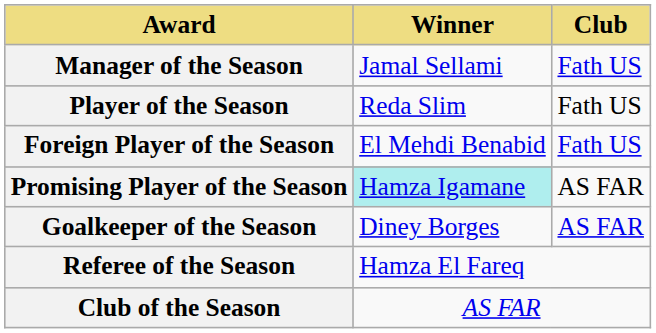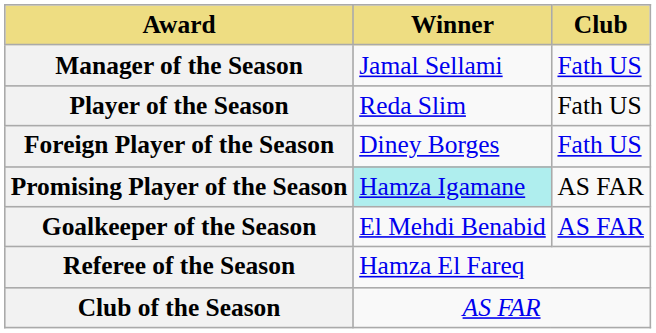(452, 145) El Mehdi Benabid -> (429, 145) Diney Borges
(429, 226) Diney Borges -> (452, 226) El Mehdi Benabid
